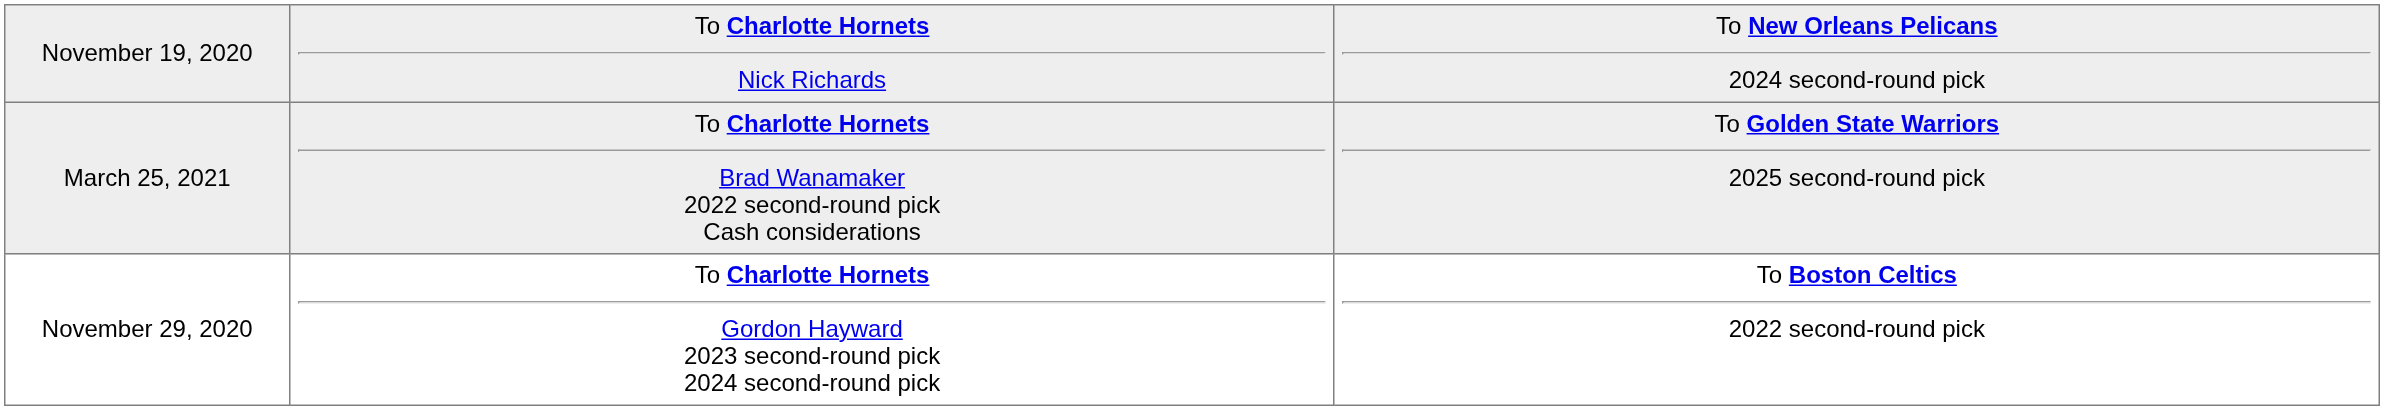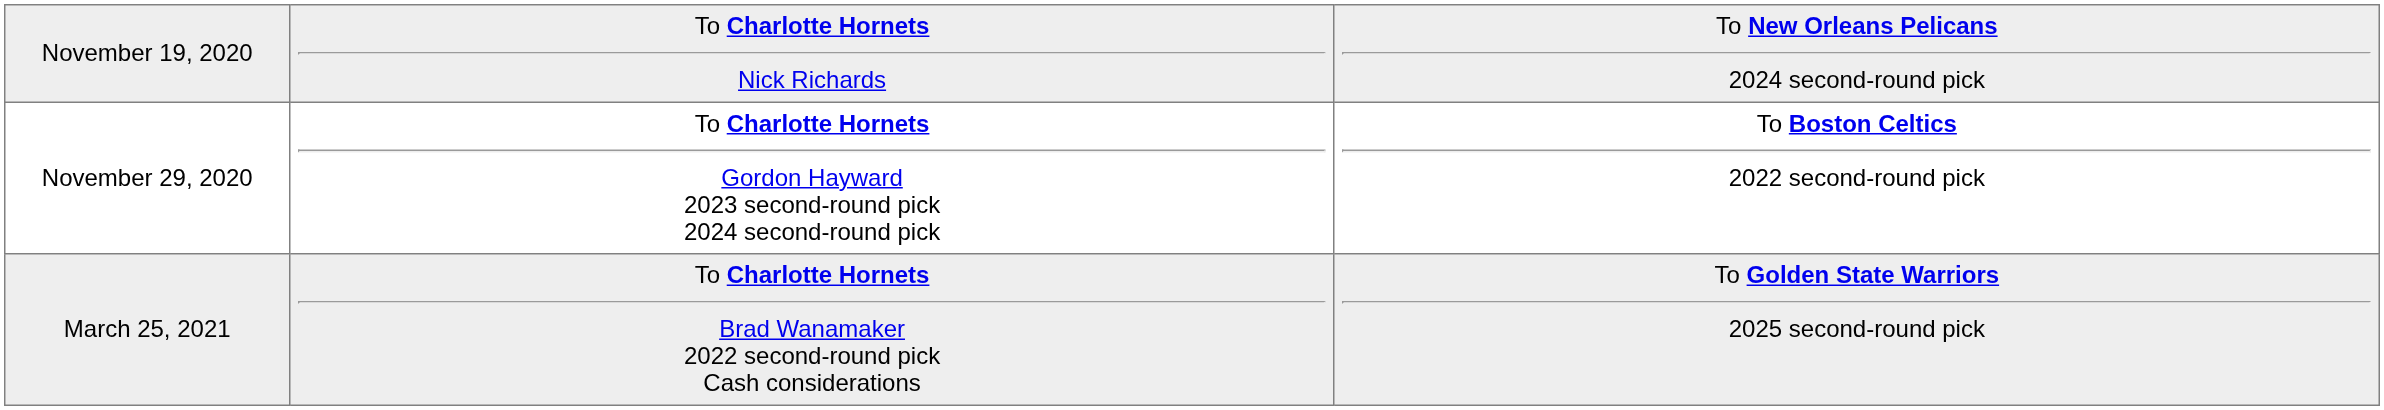rows swapped: (147, 329) <-> (147, 177)
